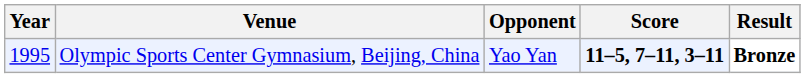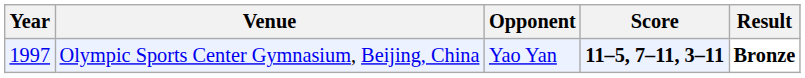(30, 55) 1995 -> (30, 55) 1997
